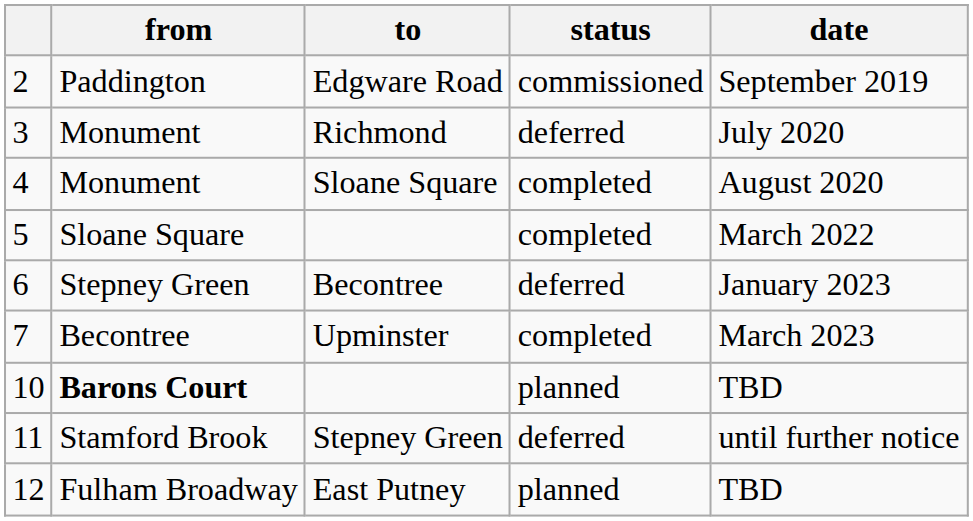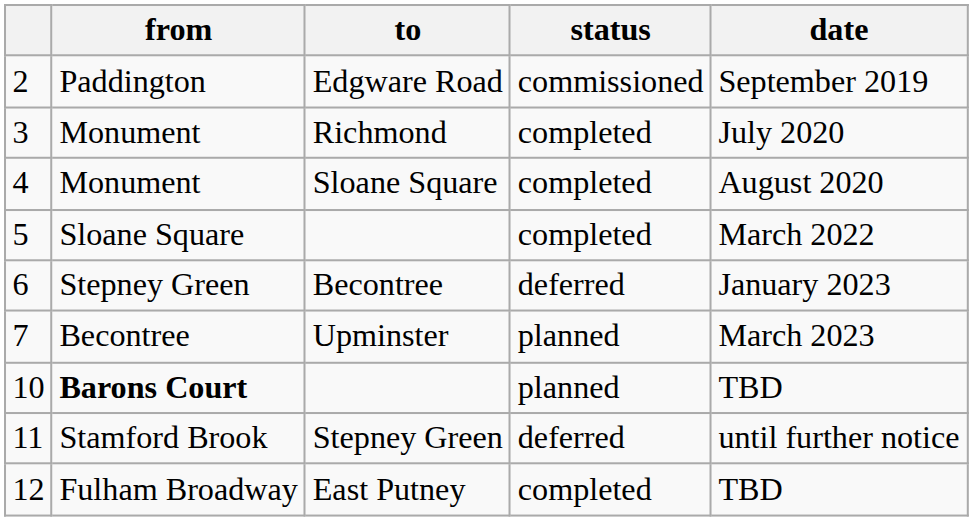(571, 132) deferred -> (585, 132) completed
(585, 336) completed -> (569, 336) planned
(569, 489) planned -> (585, 489) completed
